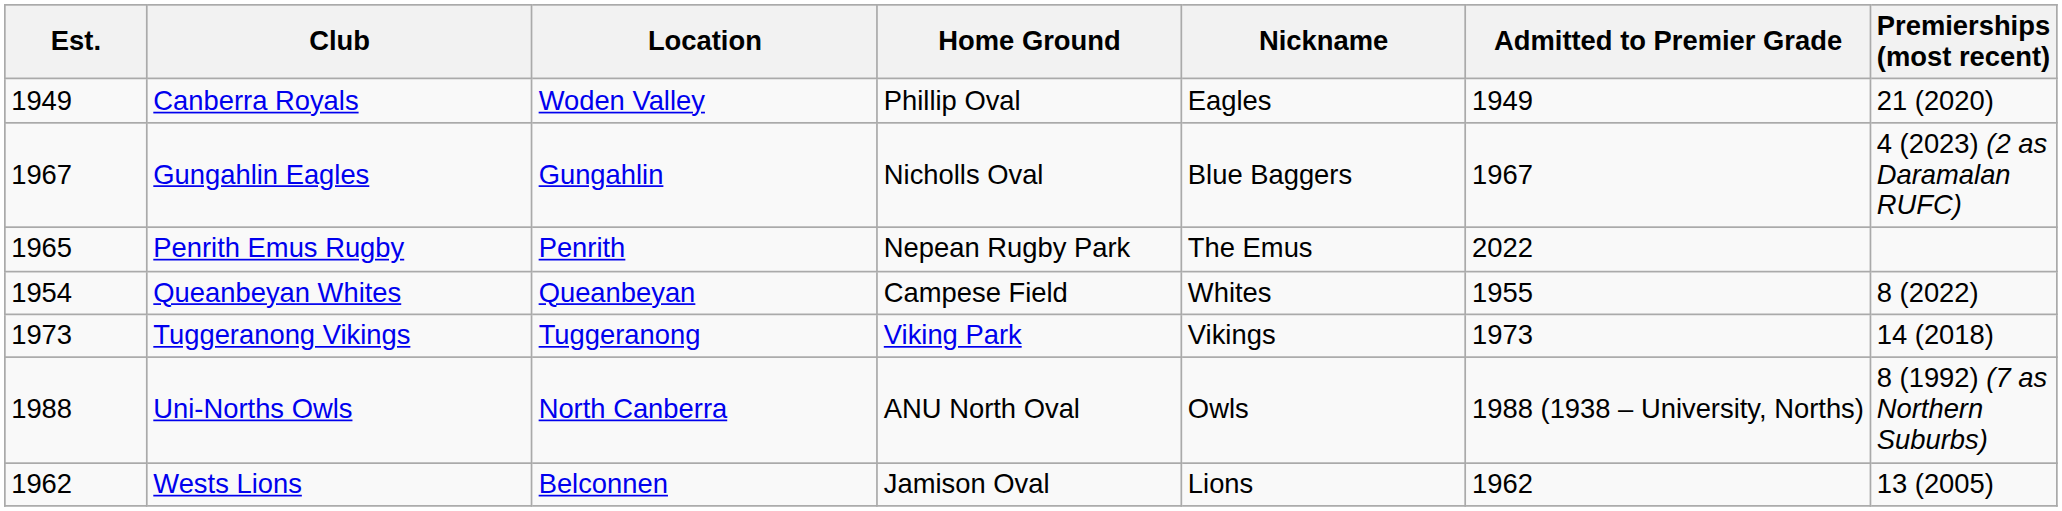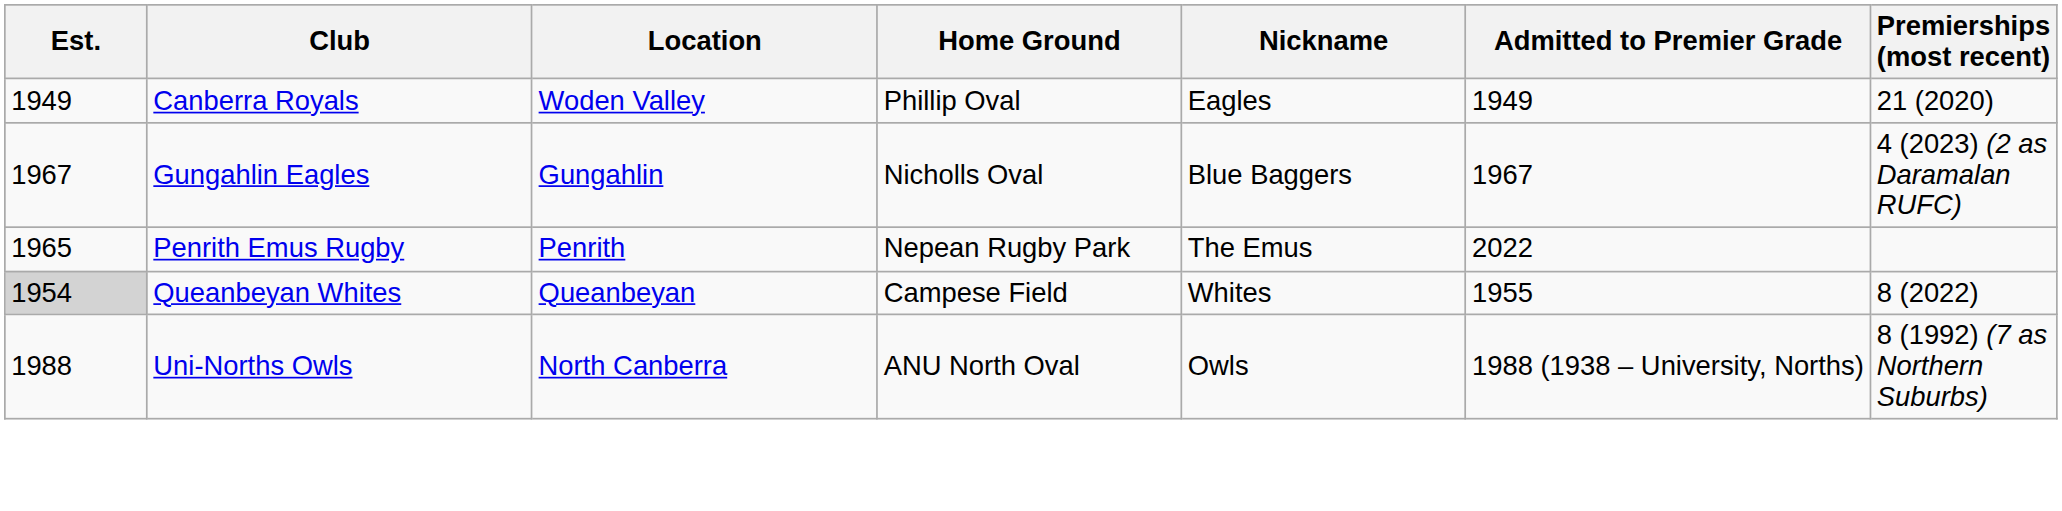(42, 292) no background -> (42, 292) lightgrey background
- row: (282, 335)
- row: (228, 483)
